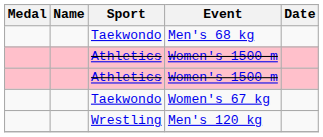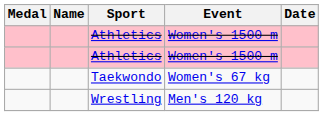- row: (126, 37)
